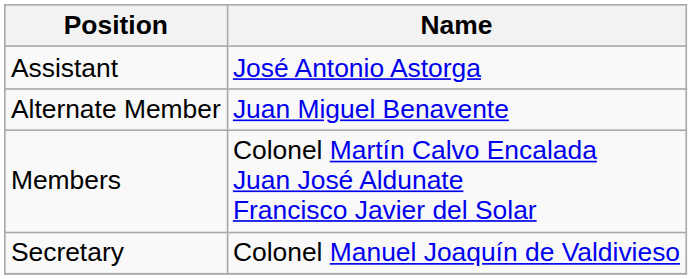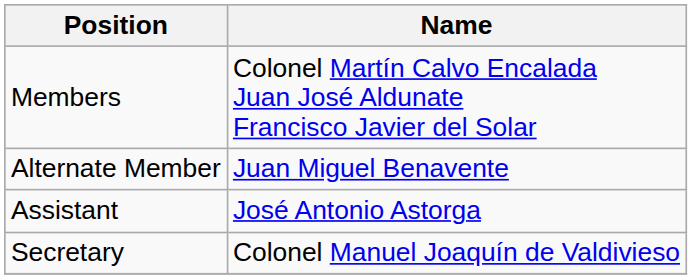rows swapped: (66, 180) <-> (64, 67)
